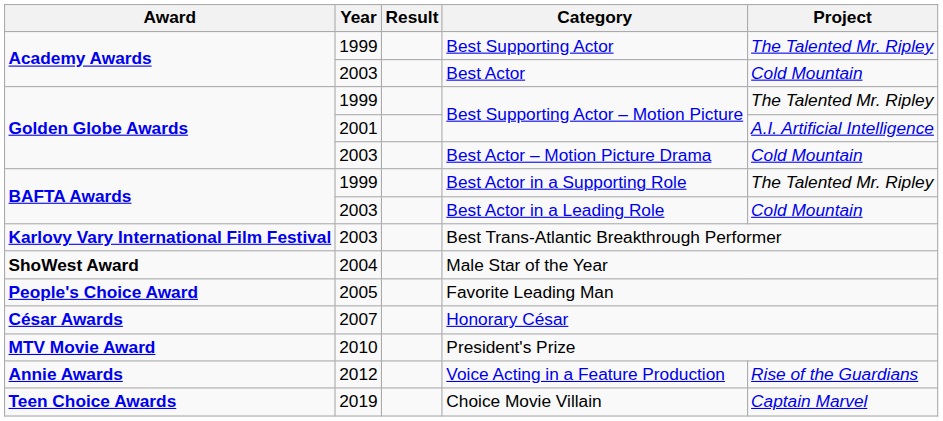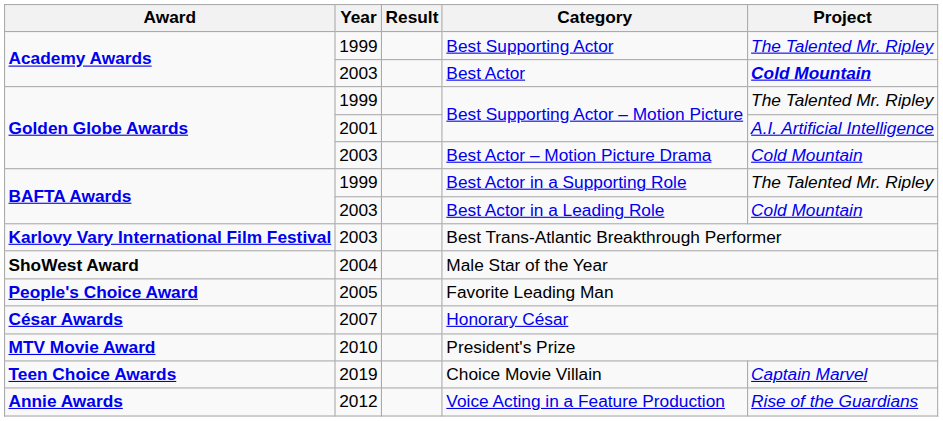(807, 73) normal -> (811, 73) bold
rows swapped: (358, 374) <-> (358, 401)
